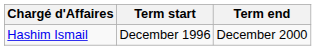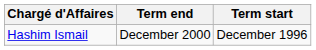columns swapped: (165, 14) <-> (262, 14)
